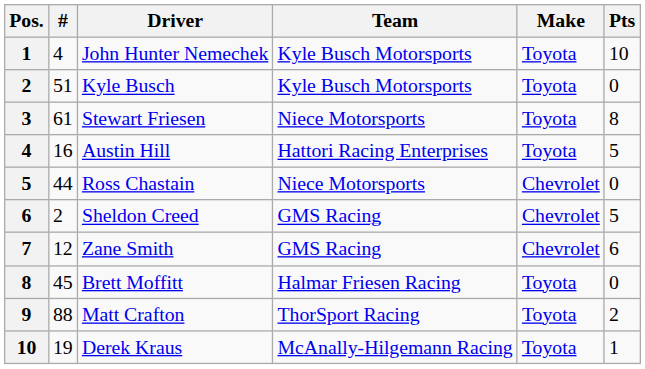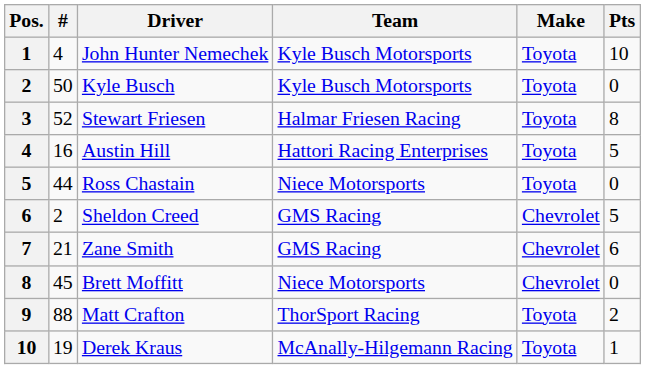(63, 86) 51 -> (63, 86) 50
(63, 118) 61 -> (63, 118) 52
(351, 118) Niece Motorsports -> (369, 118) Halmar Friesen Racing
(561, 183) Chevrolet -> (549, 183) Toyota
(63, 249) 12 -> (63, 249) 21
(369, 281) Halmar Friesen Racing -> (351, 281) Niece Motorsports
(549, 281) Toyota -> (561, 281) Chevrolet
